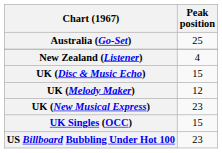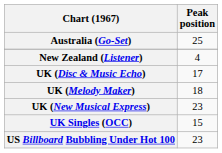(197, 73) 15 -> (197, 73) 17
(197, 90) 12 -> (197, 90) 18
